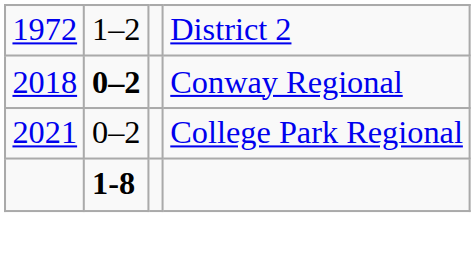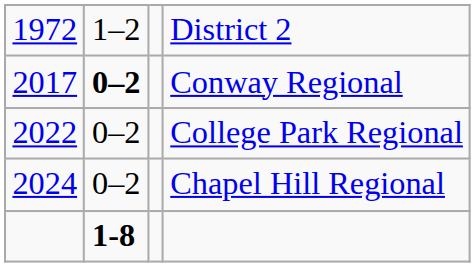(45, 81) 2018 -> (45, 81) 2017
(45, 132) 2021 -> (45, 132) 2022
+ row: (308, 183)
